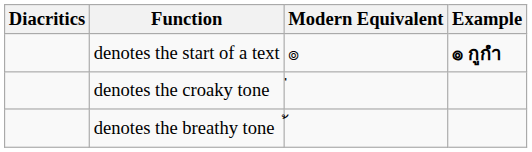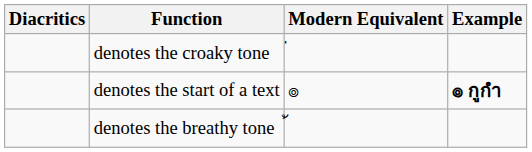rows swapped: (187, 52) <-> (182, 90)
